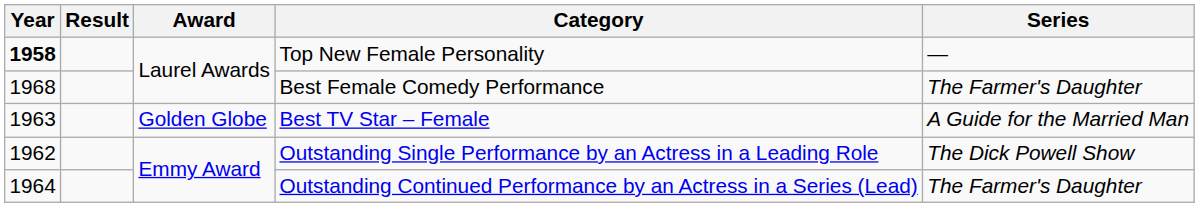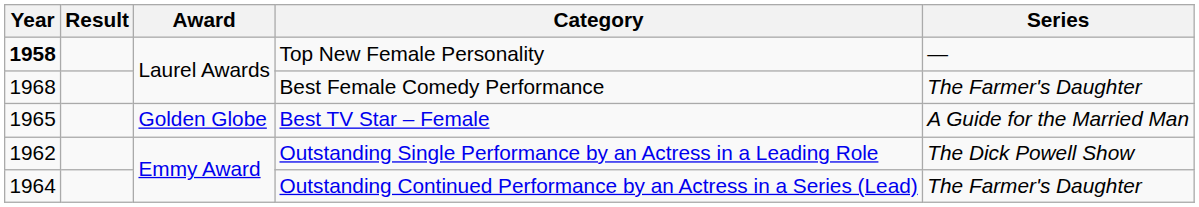(33, 119) 1963 -> (33, 119) 1965
